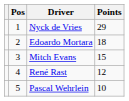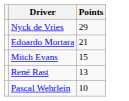- column: (18, 11)
(102, 42) 18 -> (83, 42) 21
(102, 72) 12 -> (83, 72) 13
